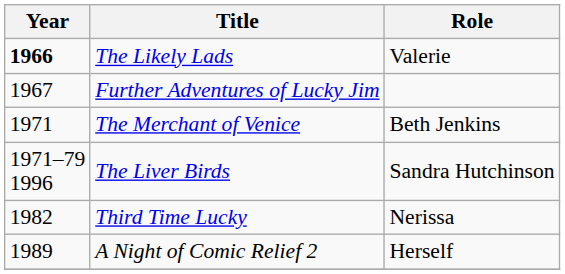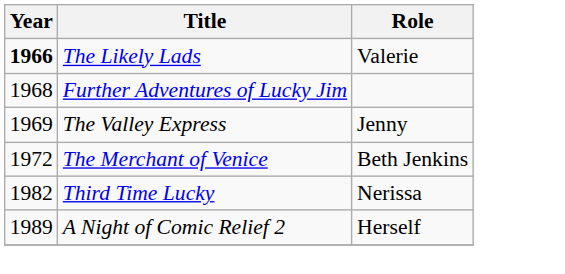(31, 90) 1967 -> (31, 90) 1968
+ row: (145, 124)
(31, 124) 1971 -> (31, 158) 1972
- row: (163, 170)
